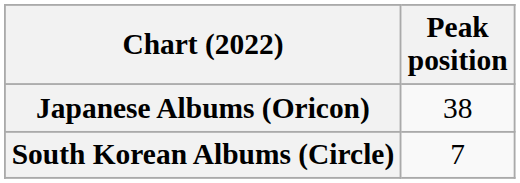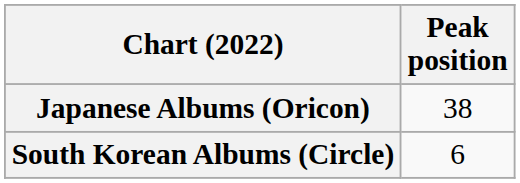(458, 154) 7 -> (458, 154) 6
